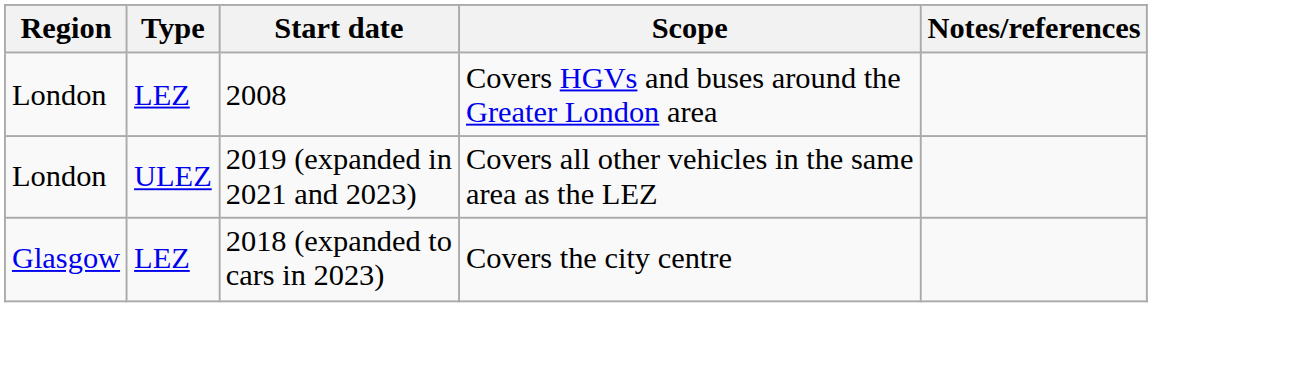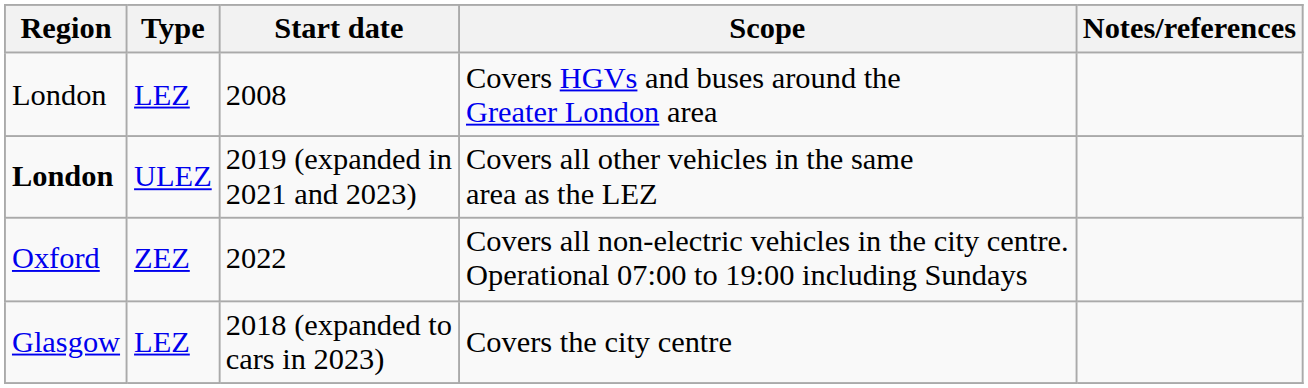(59, 176) normal -> (63, 176) bold
+ row: (256, 258)
